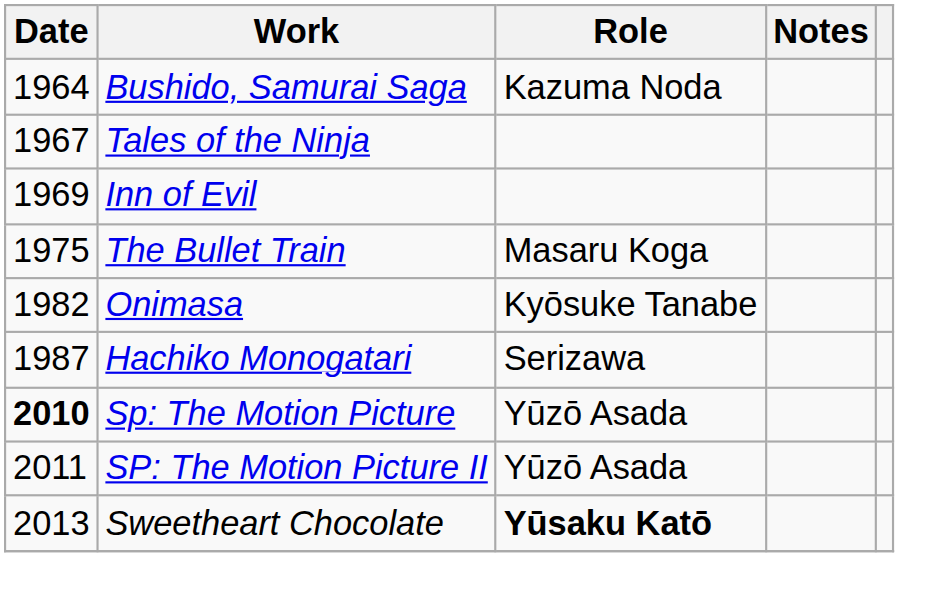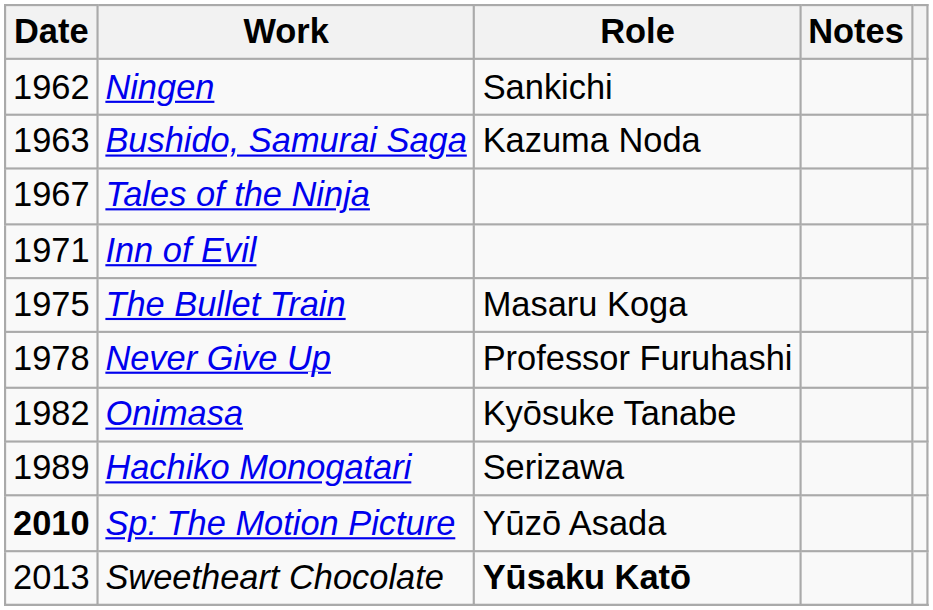+ row: (160, 86)
(51, 86) 1964 -> (51, 140) 1963
(51, 195) 1969 -> (51, 250) 1971
+ row: (218, 359)
(51, 359) 1987 -> (51, 468) 1989
- row: (297, 468)
